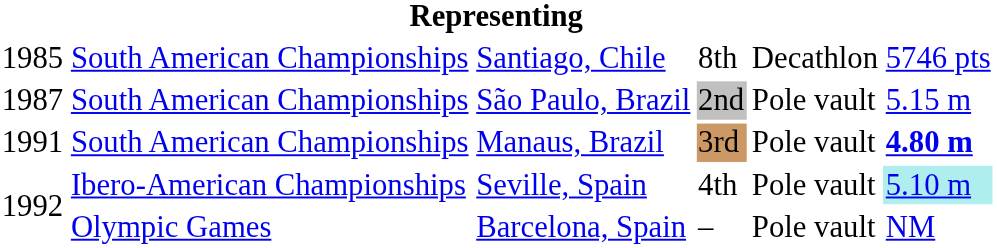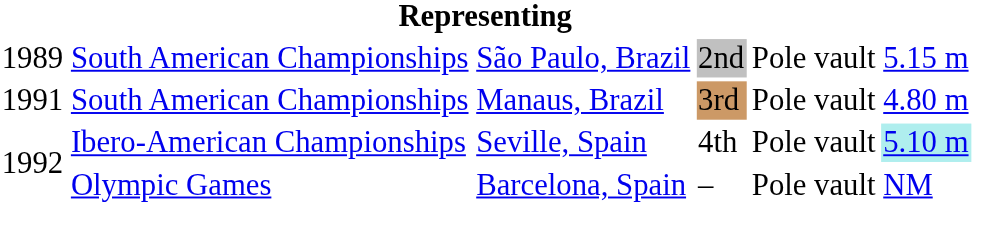- row: (571, 57)
(32, 100) 1987 -> (32, 57) 1989
(929, 142) bold -> (926, 100) normal
